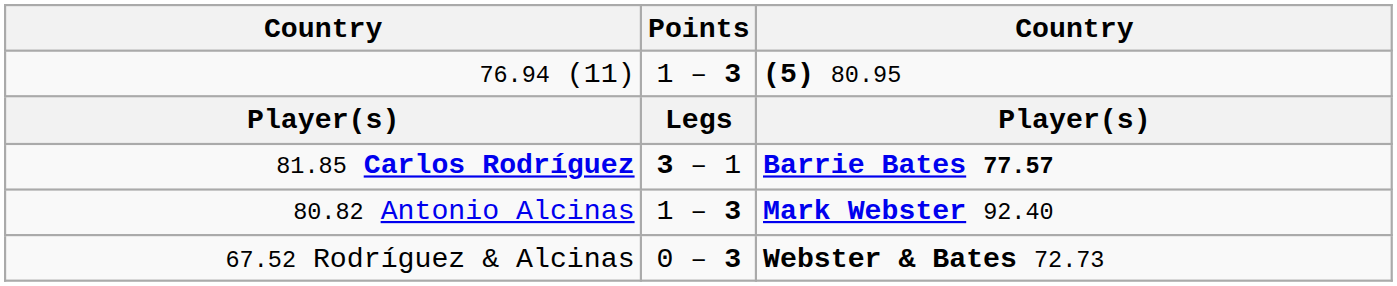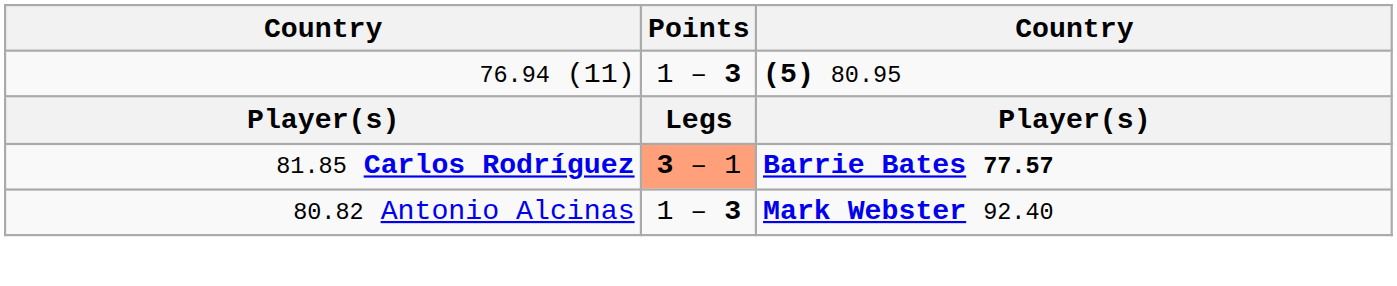(699, 166) no background -> (699, 166) lightsalmon background
- row: (430, 258)
